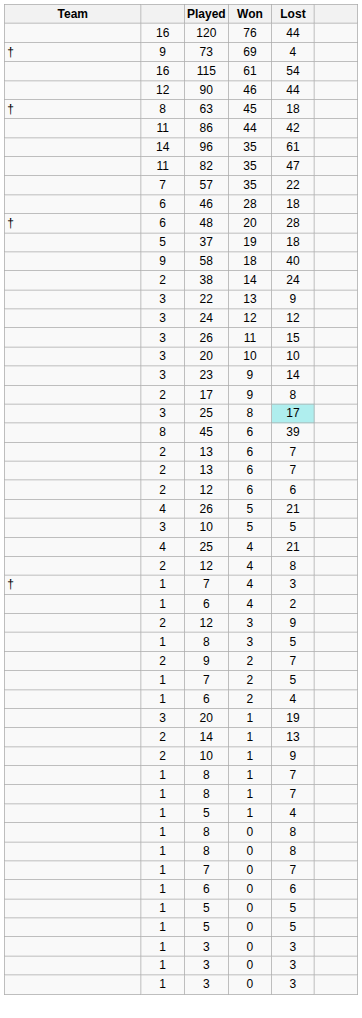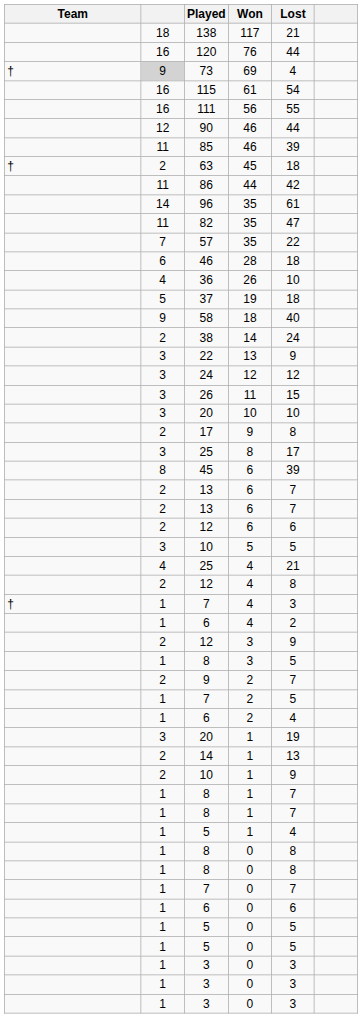+ row: (206, 33)
(163, 52) no background -> (163, 71) lightgrey background
+ row: (206, 109)
+ row: (206, 147)
(163, 109) 8 -> (163, 166) 2
+ row: (206, 280)
- row: (206, 223)
- row: (206, 375)
(293, 413) paleturquoise background -> (293, 451) no background
- row: (206, 508)
